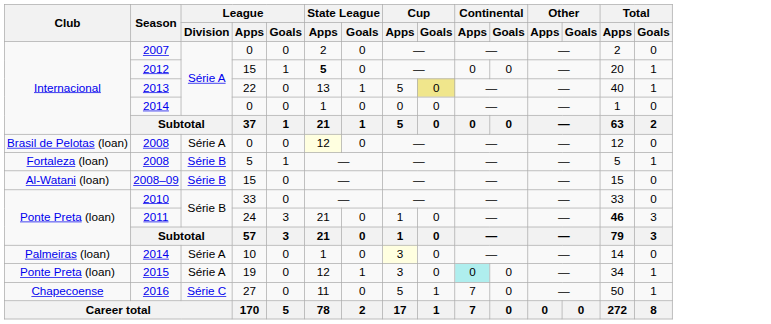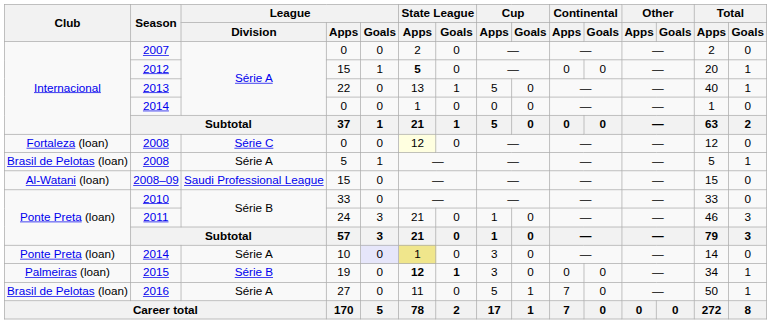(436, 87) khaki background -> (530, 87) no background
(67, 143) Brasil de Pelotas (loan) -> (67, 143) Fortaleza (loan)
(207, 143) Série A -> (254, 143) Série C
(67, 161) Fortaleza (loan) -> (67, 161) Brasil de Pelotas (loan)
(207, 161) Série B -> (254, 161) Série A
(207, 180) Série B -> (254, 180) Saudi Professional League
(617, 217) bold -> (711, 217) normal
(67, 254) Palmeiras (loan) -> (67, 254) Ponte Preta (loan)
(286, 254) no background -> (380, 254) lavender background
(323, 254) no background -> (417, 254) khaki background
(400, 254) lightyellow background -> (494, 254) no background
(67, 273) Ponte Preta (loan) -> (67, 273) Palmeiras (loan)
(207, 273) Série A -> (254, 273) Série B
(323, 273) normal -> (417, 273) bold
(362, 273) normal -> (456, 273) bold
(472, 273) paleturquoise background -> (567, 273) no background
(67, 291) Chapecoense -> (67, 291) Brasil de Pelotas (loan)
(207, 291) Série C -> (254, 291) Série A
